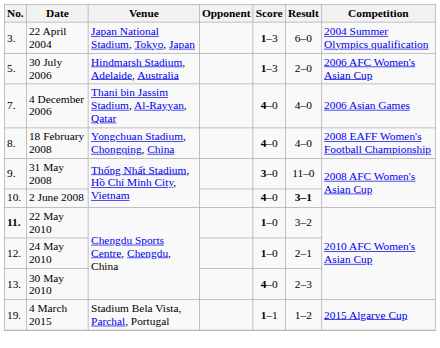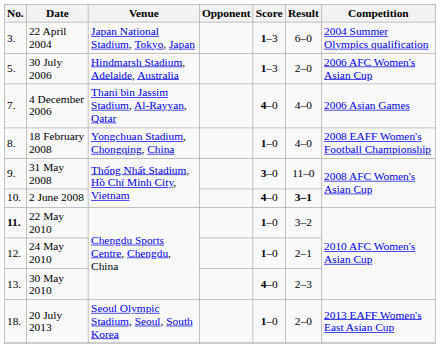(269, 143) 4–0 -> (269, 143) 1–0
+ row: (46, 321)
- row: (48, 315)
